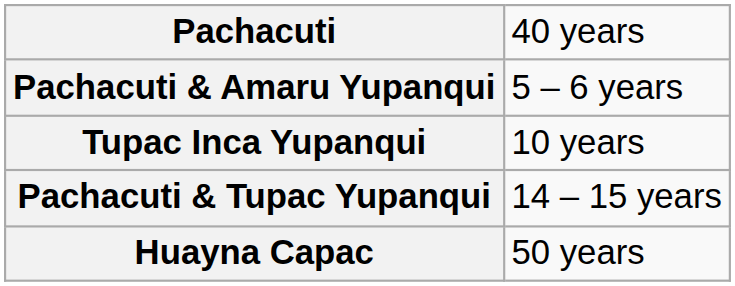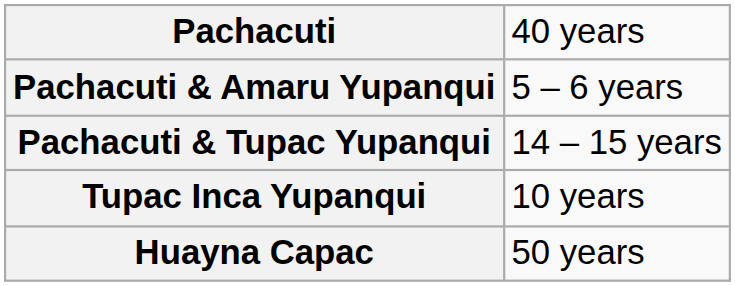rows swapped: (254, 197) <-> (254, 142)
